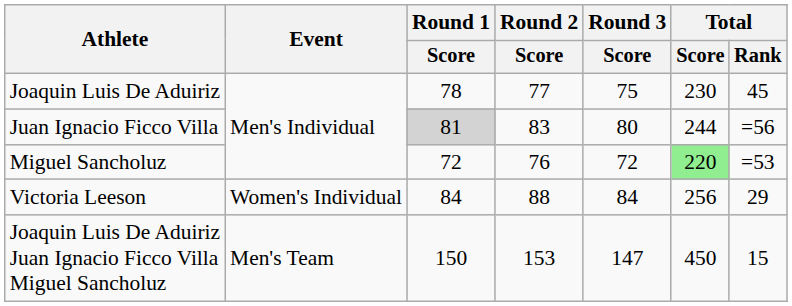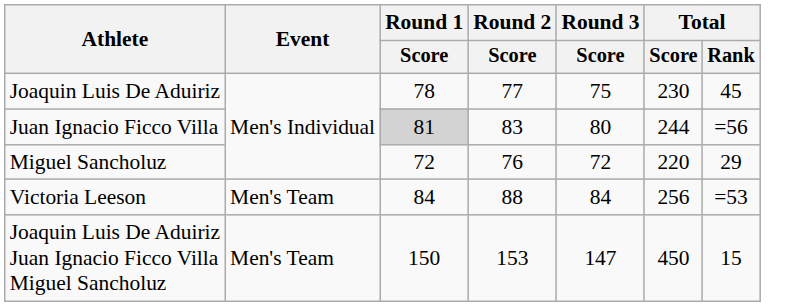(700, 162) lightgreen background -> (673, 162) no background
(758, 162) =53 -> (731, 162) 29
(316, 197) Women's Individual -> (282, 197) Men's Team
(758, 197) 29 -> (731, 197) =53
